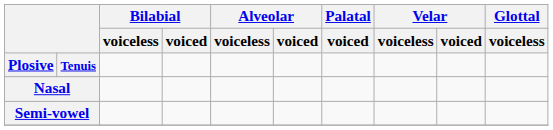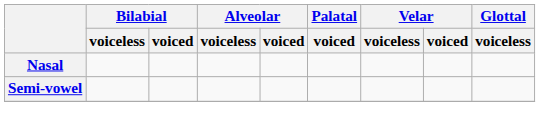- row: (31, 64)
